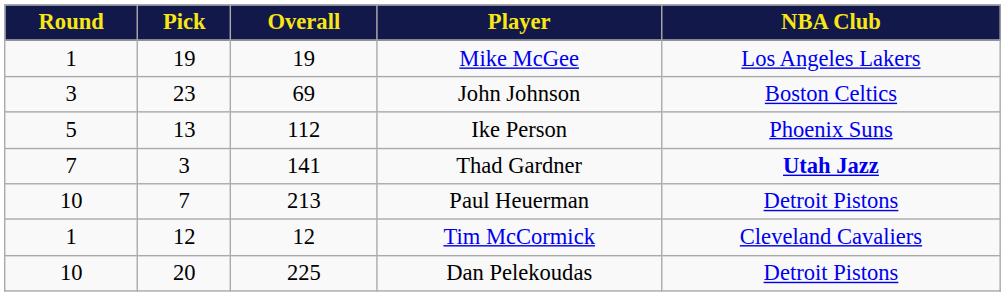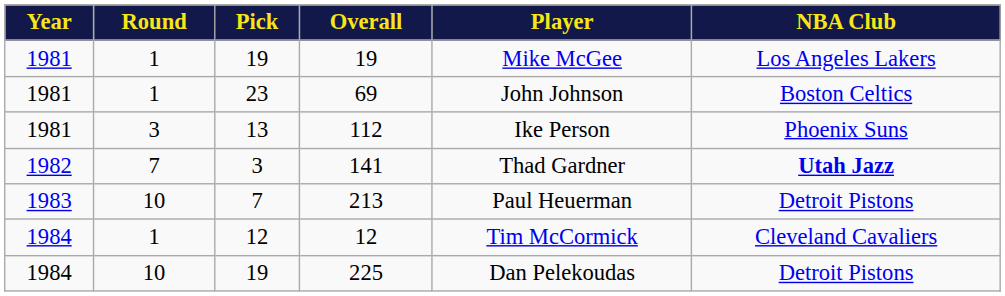+ column: (49, 22)
(71, 93) 3 -> (154, 93) 1
(71, 129) 5 -> (154, 129) 3
(184, 272) 20 -> (257, 272) 19
